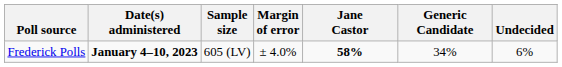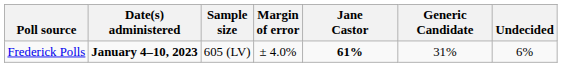(350, 51) 58% -> (350, 51) 61%
(445, 51) 34% -> (445, 51) 31%
